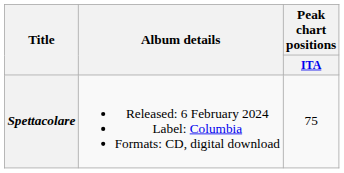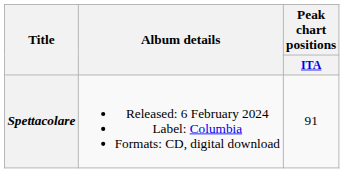(311, 121) 75 -> (311, 121) 91
